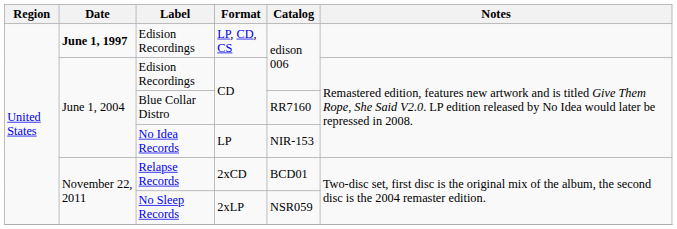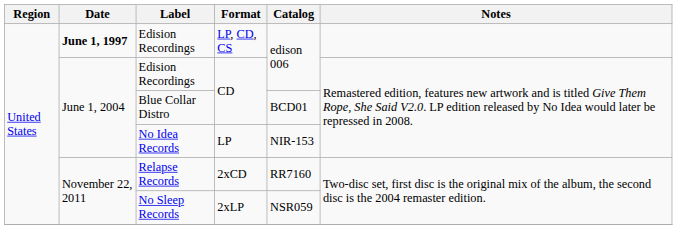(291, 107) RR7160 -> (289, 107) BCD01
(289, 174) BCD01 -> (291, 174) RR7160
